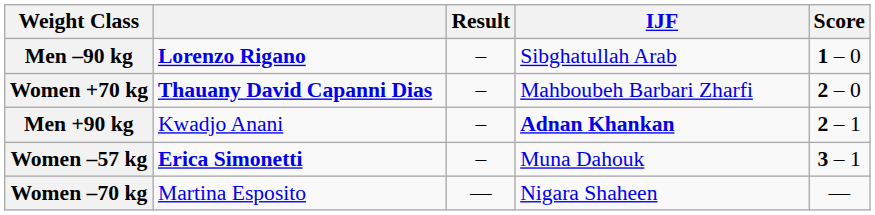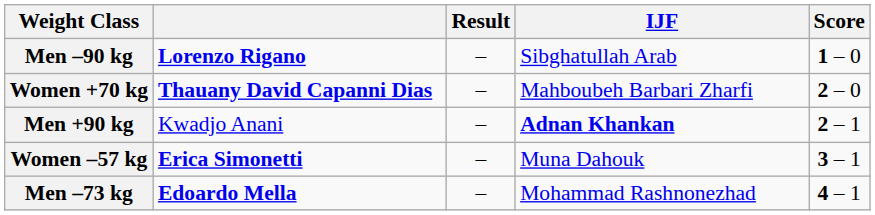+ row: (79, 192)
- row: (79, 192)
